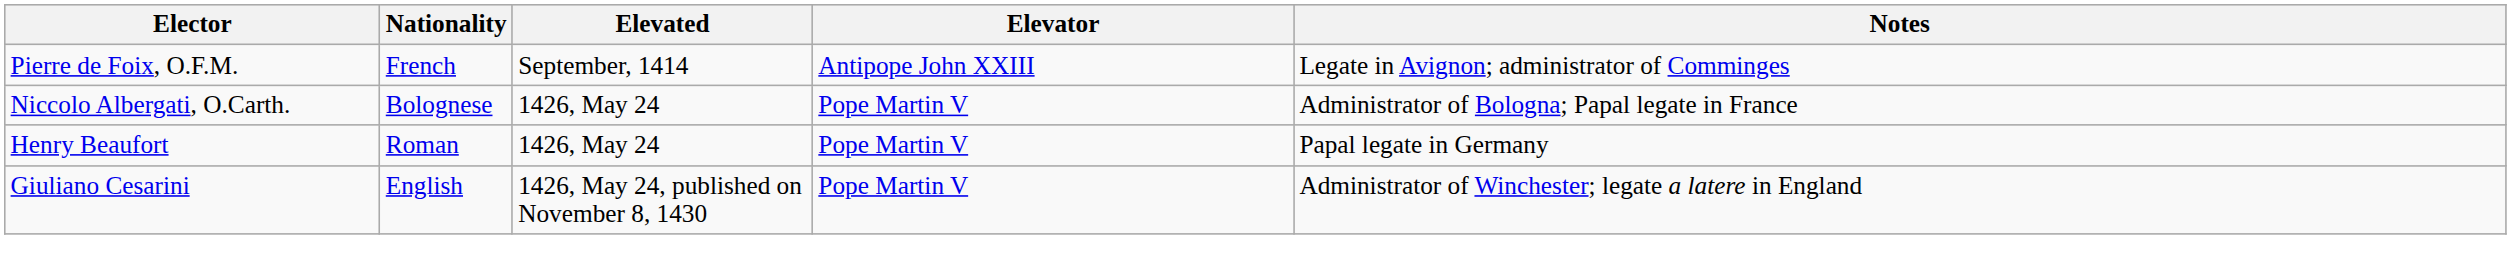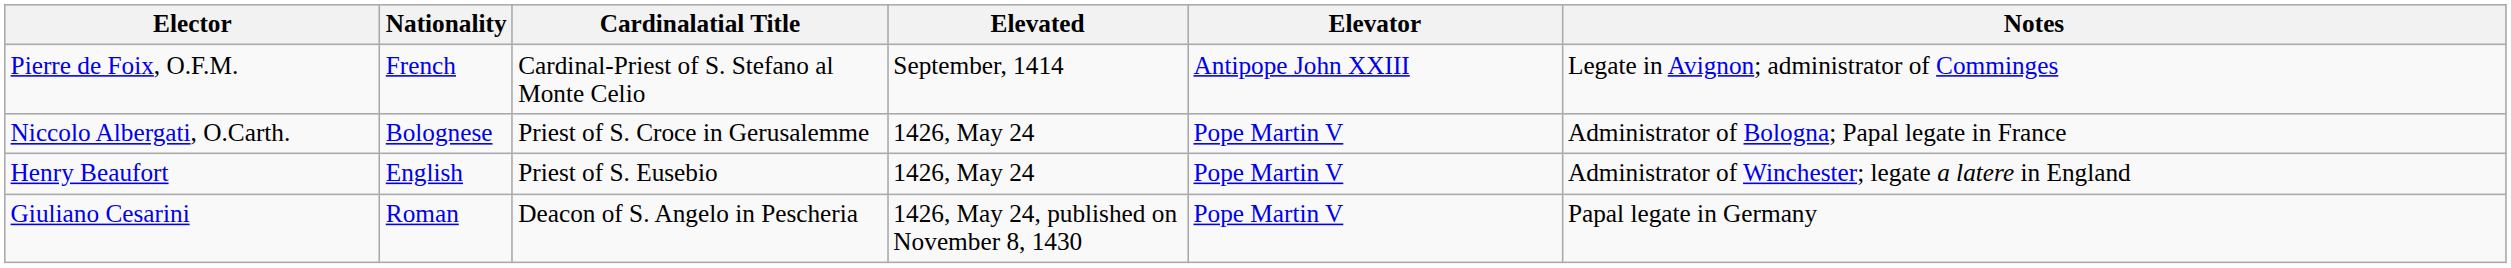+ column: (700, 24)
(422, 144) Roman -> (424, 173) English
(1424, 144) Papal legate in Germany -> (1849, 173) Administrator of Winchester; legate a latere in England
(424, 184) English -> (422, 213) Roman
(1581, 184) Administrator of Winchester; legate a latere in England -> (1693, 213) Papal legate in Germany
